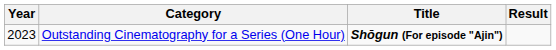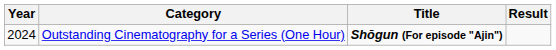(22, 34) 2023 -> (22, 34) 2024
